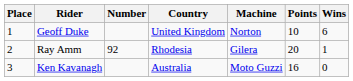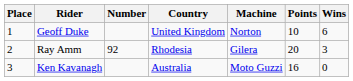(325, 49) 1 -> (325, 49) 3
